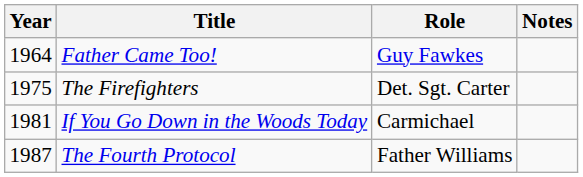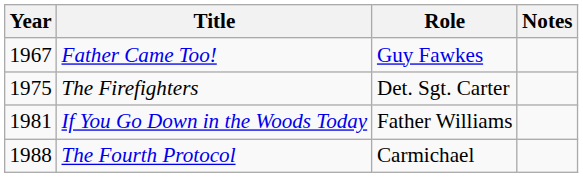(31, 54) 1964 -> (31, 54) 1967
(426, 121) Carmichael -> (445, 121) Father Williams
(31, 155) 1987 -> (31, 155) 1988
(445, 155) Father Williams -> (426, 155) Carmichael
